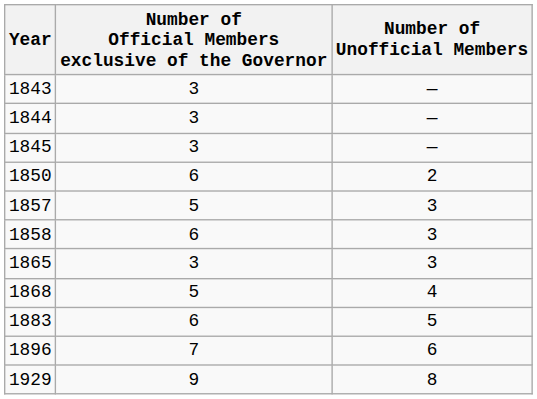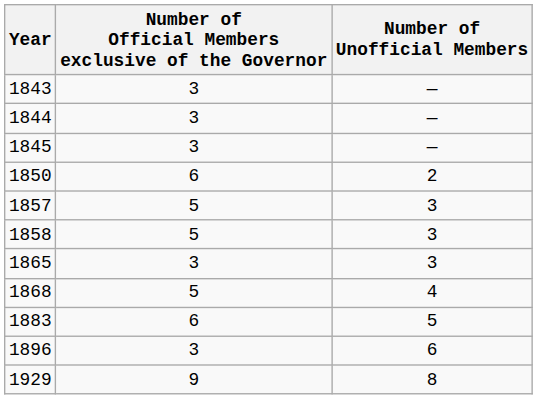(194, 234) 6 -> (194, 234) 5
(194, 351) 7 -> (194, 351) 3
